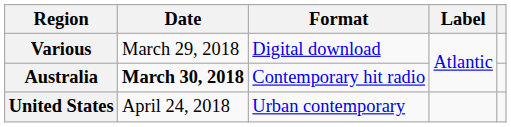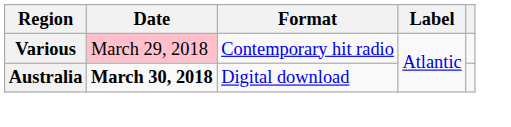(181, 48) no background -> (149, 48) pink background
(317, 48) Digital download -> (308, 48) Contemporary hit radio
(339, 77) Contemporary hit radio -> (285, 77) Digital download
- row: (61, 106)
